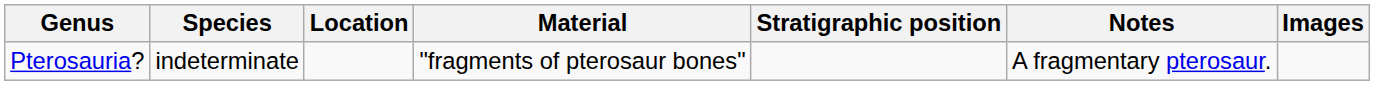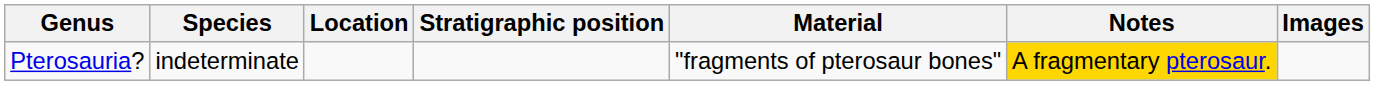columns swapped: (879, 23) <-> (582, 23)
(1142, 60) no background -> (1142, 60) gold background
